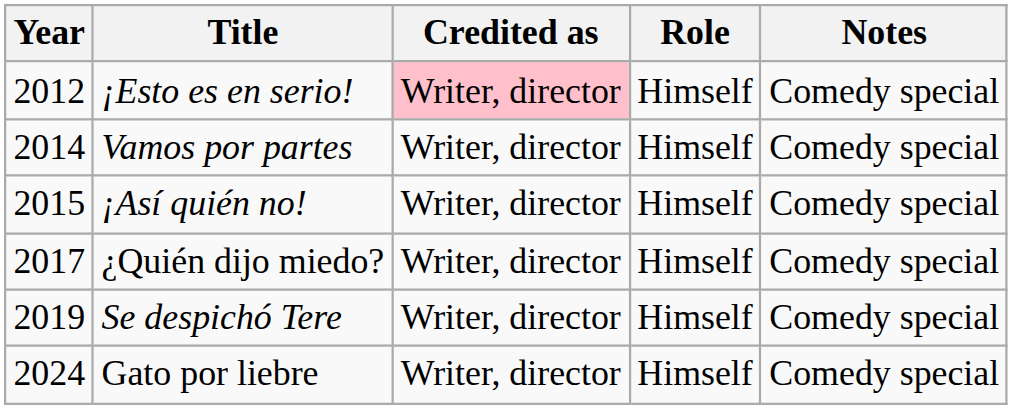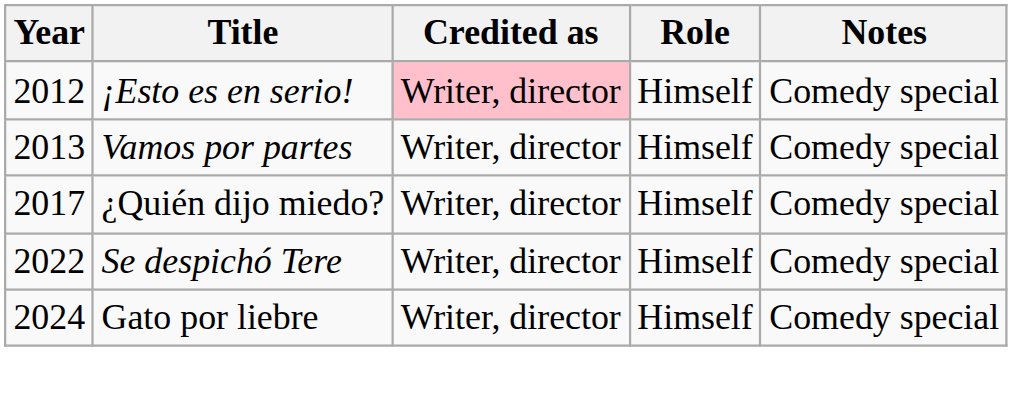(49, 146) 2014 -> (49, 146) 2013
- row: (204, 203)
(49, 317) 2019 -> (49, 260) 2022
